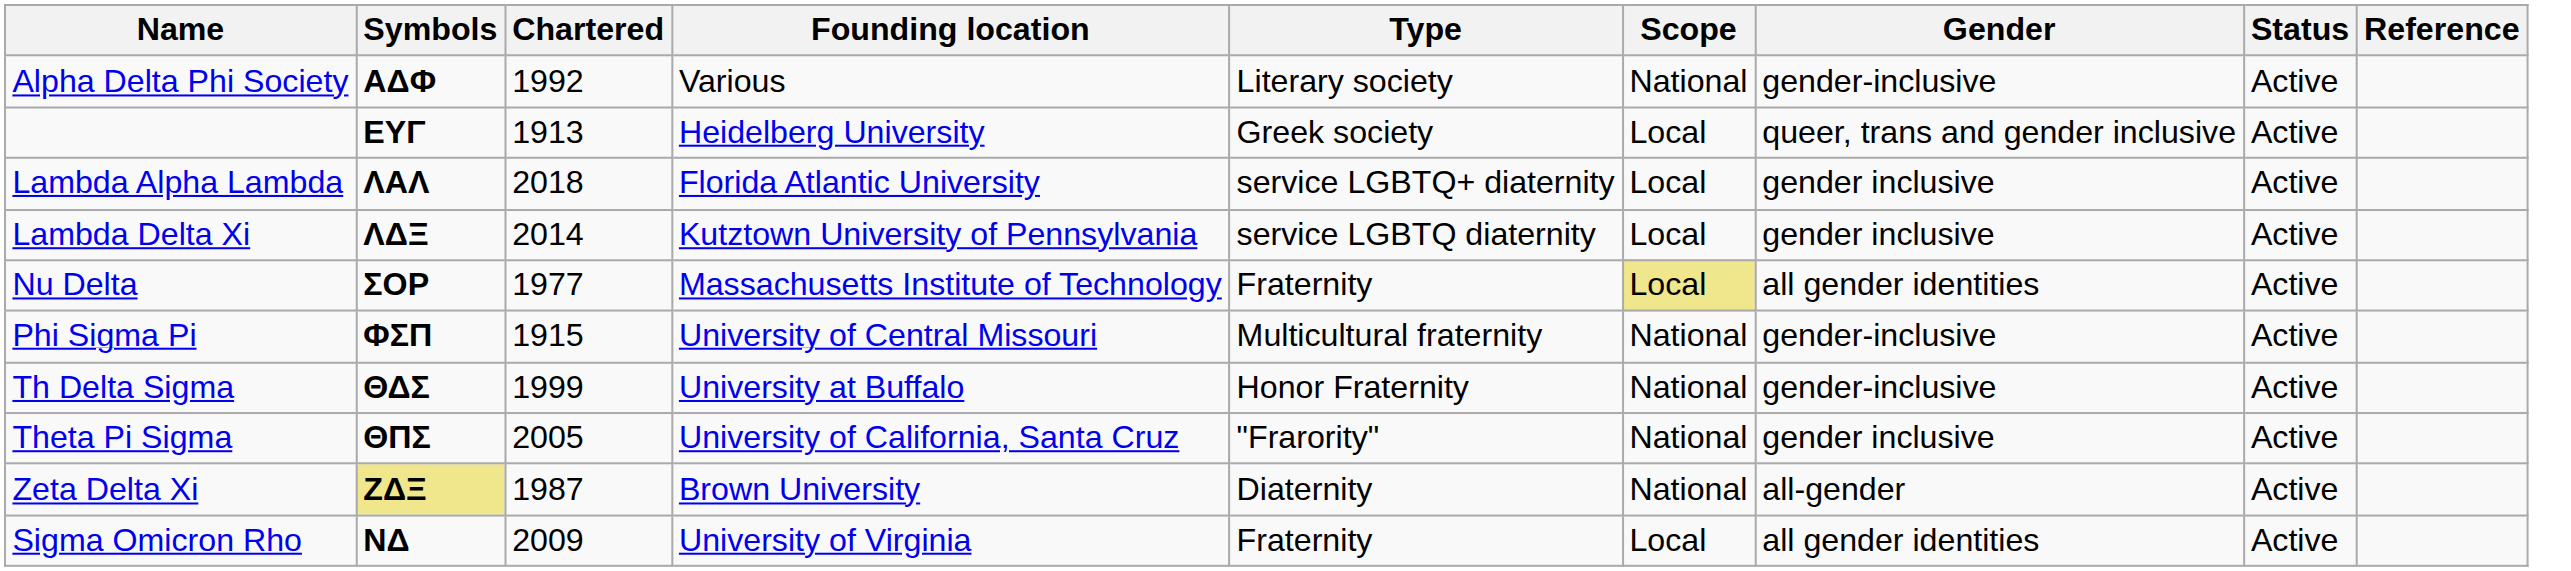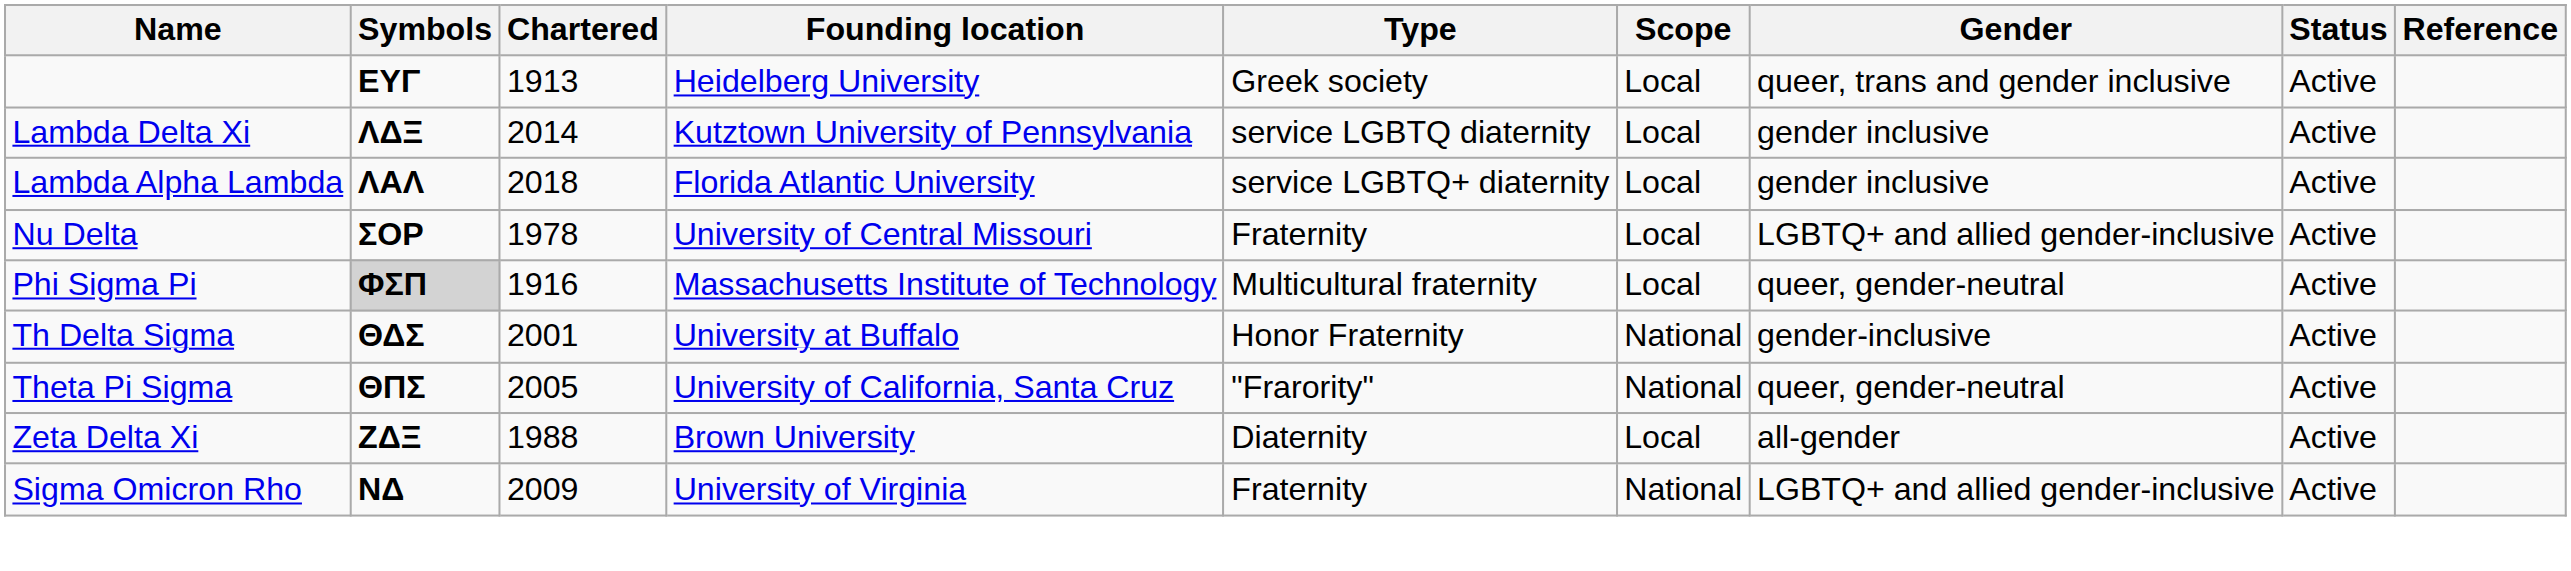- row: (180, 81)
rows swapped: (178, 183) <-> (131, 234)
(548, 285) 1977 -> (543, 234) 1978
(950, 285) Massachusetts Institute of Technology -> (883, 234) University of Central Missouri
(1668, 285) khaki background -> (1663, 234) no background
(1901, 285) all gender identities -> (2016, 234) LGBTQ+ and allied gender-inclusive
(398, 336) no background -> (393, 285) lightgrey background
(548, 336) 1915 -> (543, 285) 1916
(888, 336) University of Central Missouri -> (945, 285) Massachusetts Institute of Technology
(1688, 336) National -> (1663, 285) Local
(1879, 336) gender-inclusive -> (1911, 285) queer, gender-neutral
(548, 387) 1999 -> (543, 336) 2001
(1878, 438) gender inclusive -> (1911, 387) queer, gender-neutral
(395, 489) khaki background -> (390, 438) no background
(548, 489) 1987 -> (543, 438) 1988
(1688, 489) National -> (1663, 438) Local
(1668, 540) Local -> (1683, 489) National
(1901, 540) all gender identities -> (2016, 489) LGBTQ+ and allied gender-inclusive
